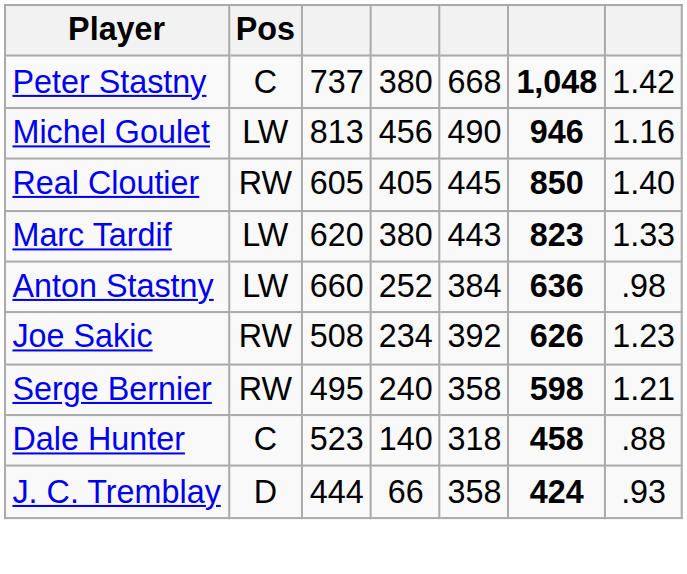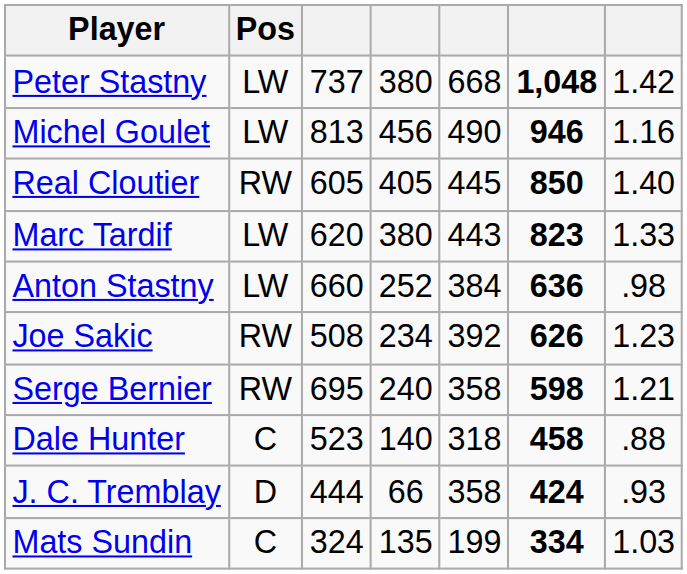(265, 81) C -> (265, 81) LW
(337, 388) 495 -> (337, 388) 695
+ row: (102, 542)
